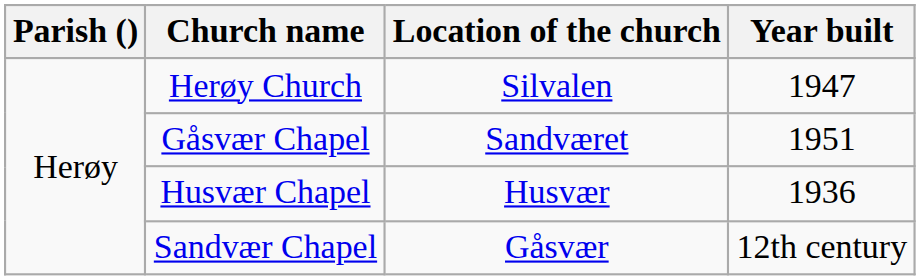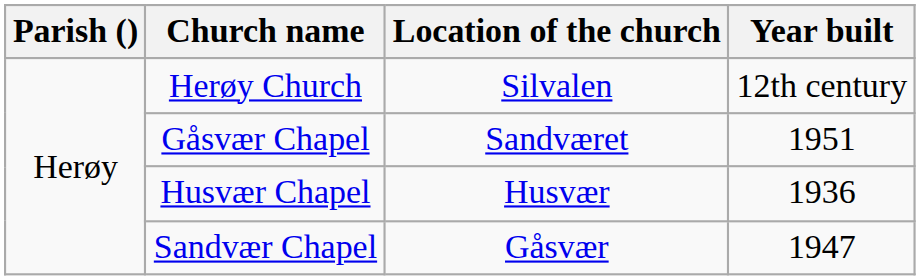(822, 85) 1947 -> (822, 85) 12th century
(822, 246) 12th century -> (822, 246) 1947
